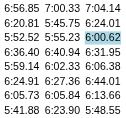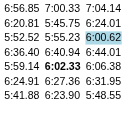(103, 52) 6:31.95 -> (103, 52) 6:44.01
(62, 67) normal -> (63, 67) bold
(103, 81) 6:44.01 -> (103, 81) 6:31.95
- row: (22, 96)
